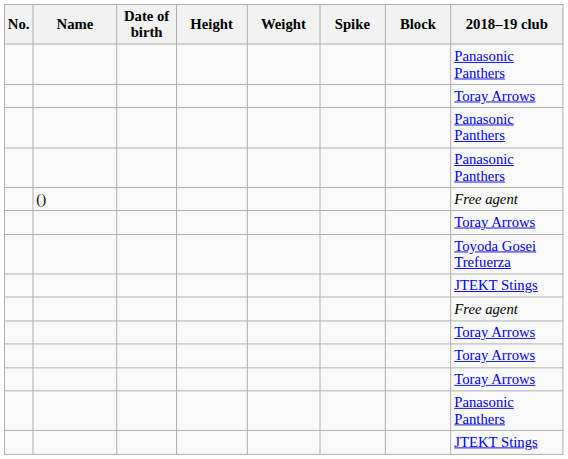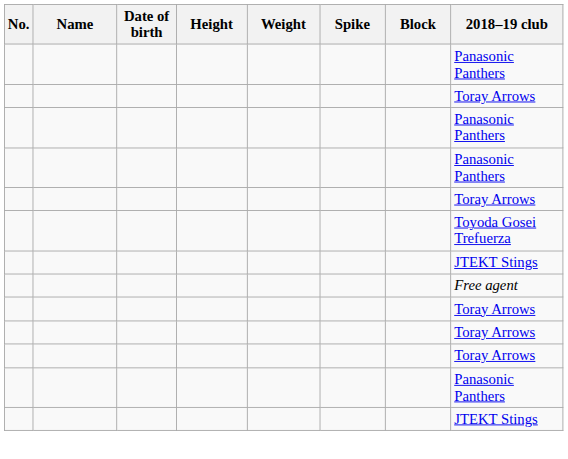- row: (19, 199)
